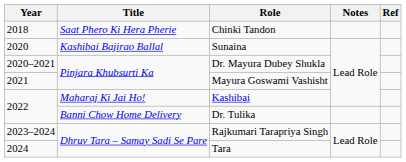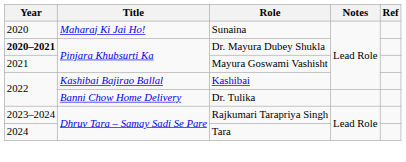- row: (244, 30)
(112, 47) Kashibai Bajirao Ballal -> (103, 30) Maharaj Ki Jai Ho!
(31, 64) normal -> (31, 47) bold
(103, 98) Maharaj Ki Jai Ho! -> (112, 81) Kashibai Bajirao Ballal
